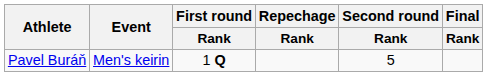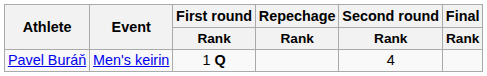(391, 60) 5 -> (391, 60) 4
